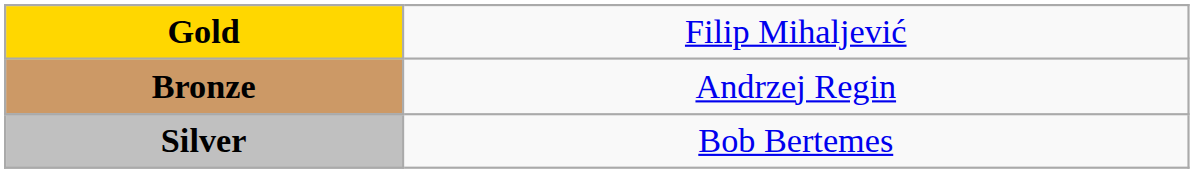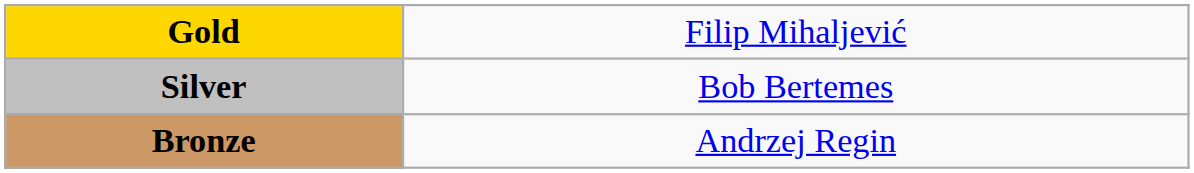rows swapped: (204, 140) <-> (204, 85)
